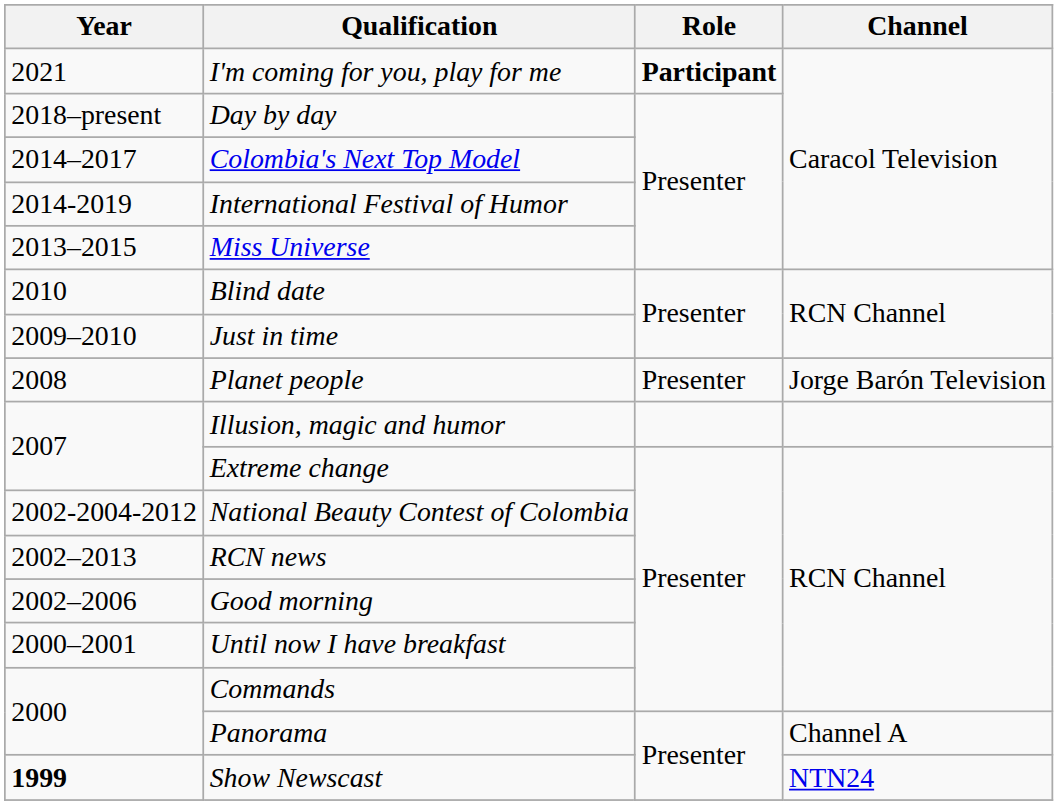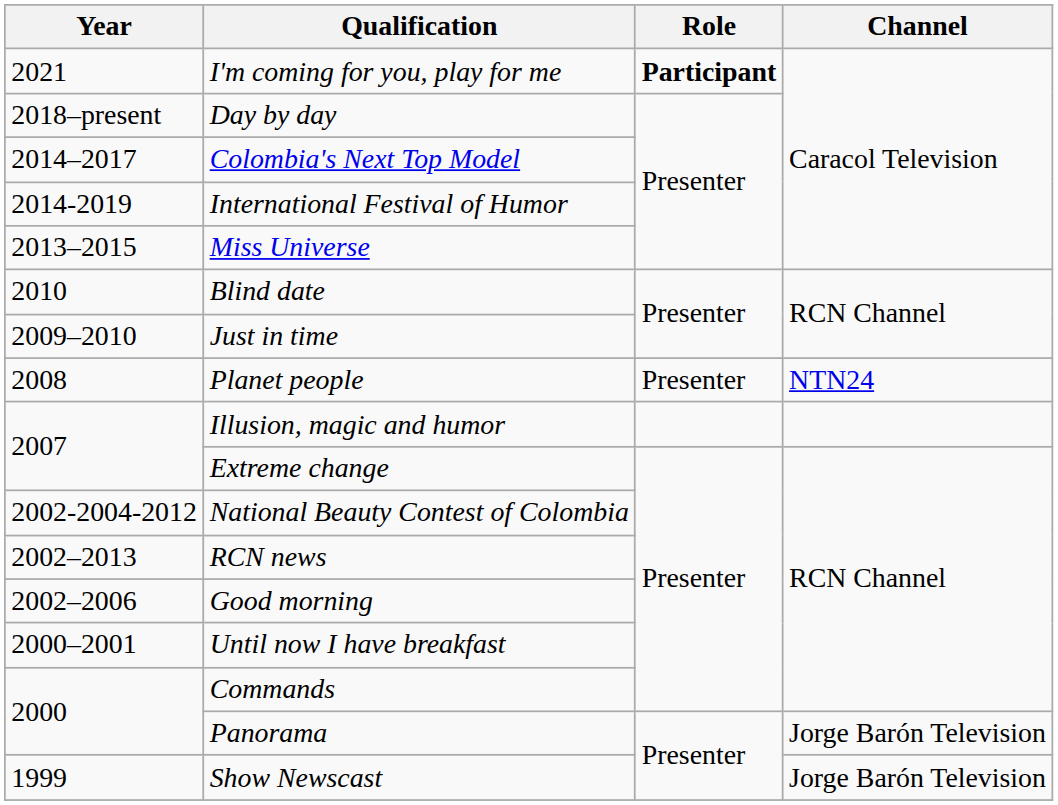(917, 379) Jorge Barón Television -> (832, 379) NTN24
(848, 733) Channel A -> (917, 733) Jorge Barón Television
(39, 777) bold -> (39, 777) normal
(832, 777) NTN24 -> (917, 777) Jorge Barón Television
